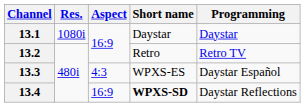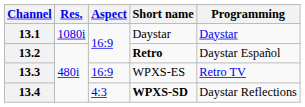(146, 53) normal -> (147, 53) bold
(223, 53) Retro TV -> (240, 53) Daystar Español
(99, 72) 4:3 -> (102, 72) 16:9
(240, 72) Daystar Español -> (223, 72) Retro TV
(102, 92) 16:9 -> (99, 92) 4:3
